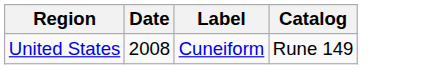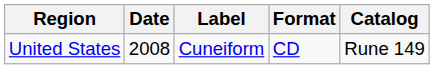+ column: (304, 19)
